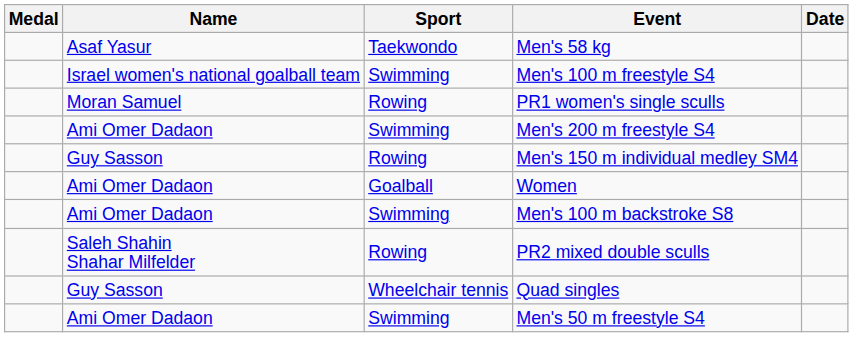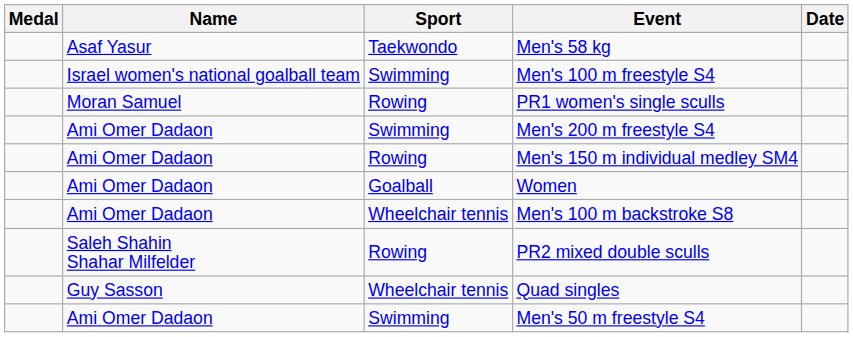(115, 158) Guy Sasson -> (140, 158) Ami Omer Dadaon
(409, 214) Swimming -> (438, 214) Wheelchair tennis
